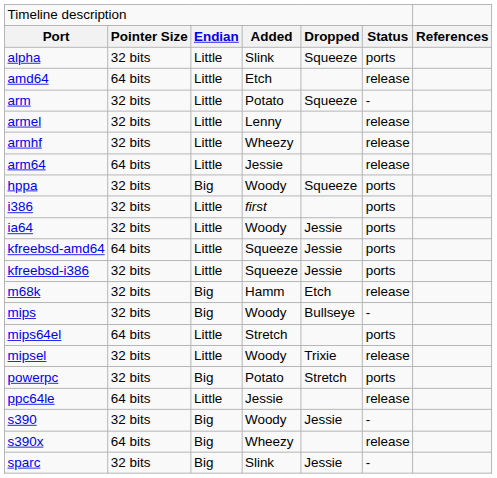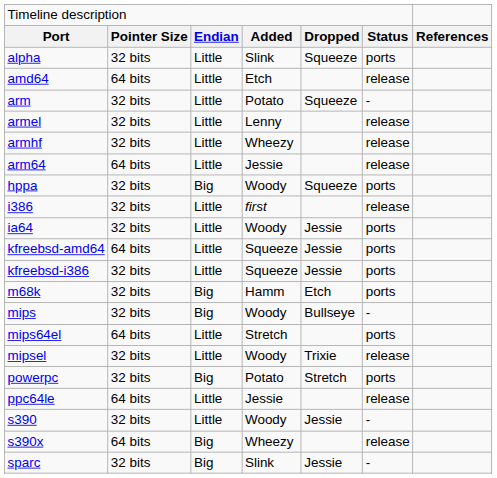(381, 206) ports -> (388, 206) release
(388, 292) release -> (381, 292) ports
(204, 420) Big -> (208, 420) Little
